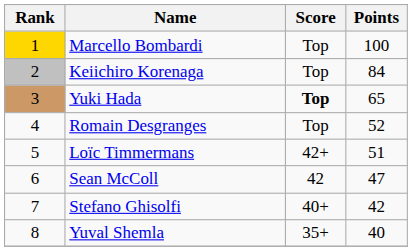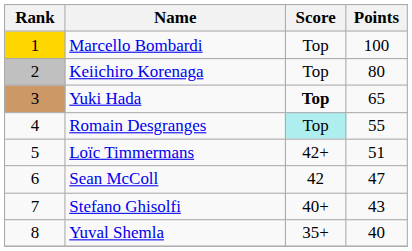(376, 71) 84 -> (376, 71) 80
(316, 125) no background -> (316, 125) paleturquoise background
(376, 125) 52 -> (376, 125) 55
(376, 206) 42 -> (376, 206) 43
